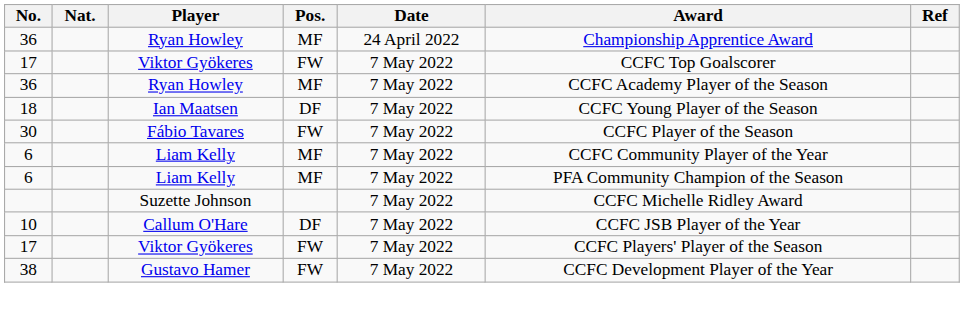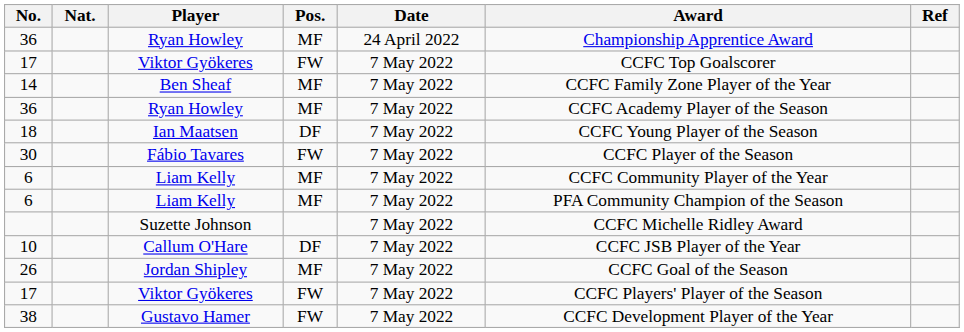+ row: (28, 85)
+ row: (28, 269)
